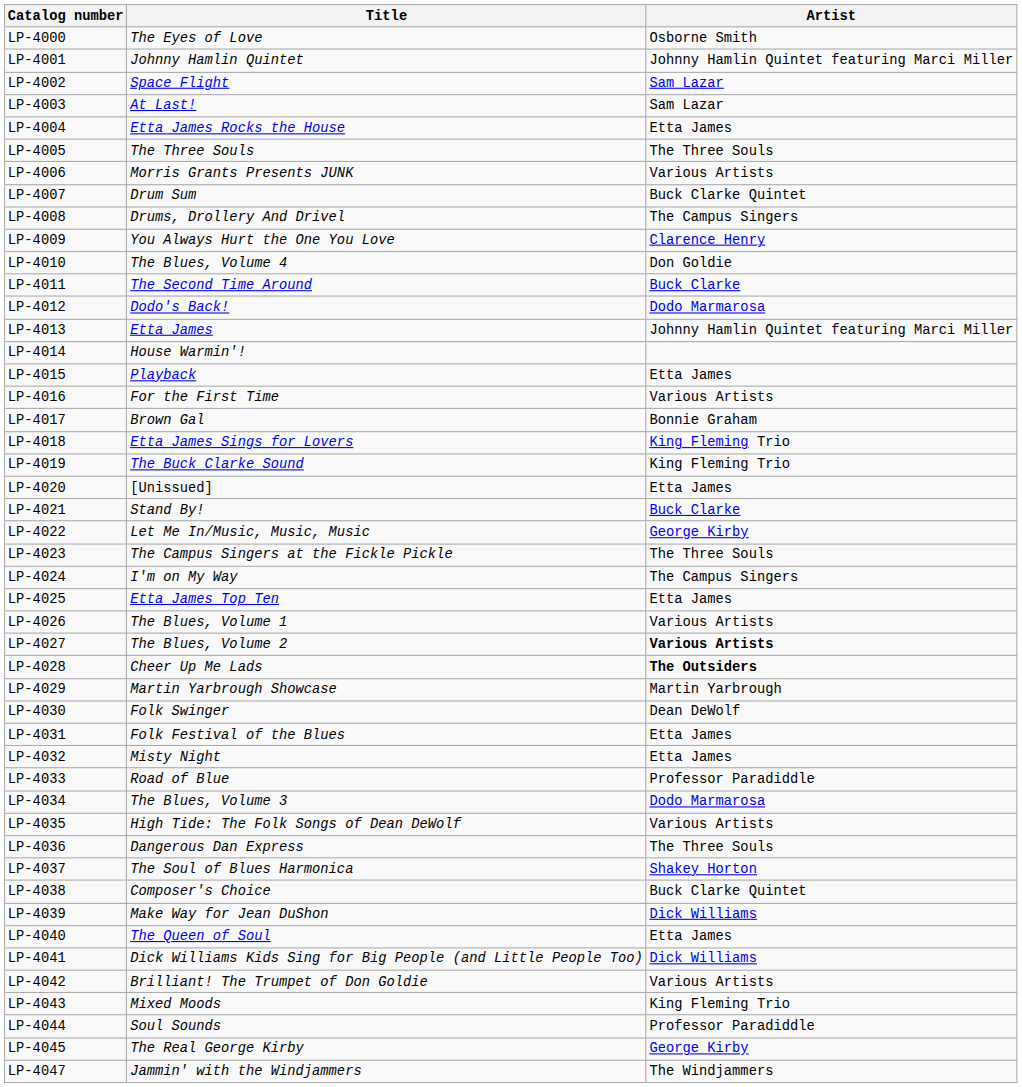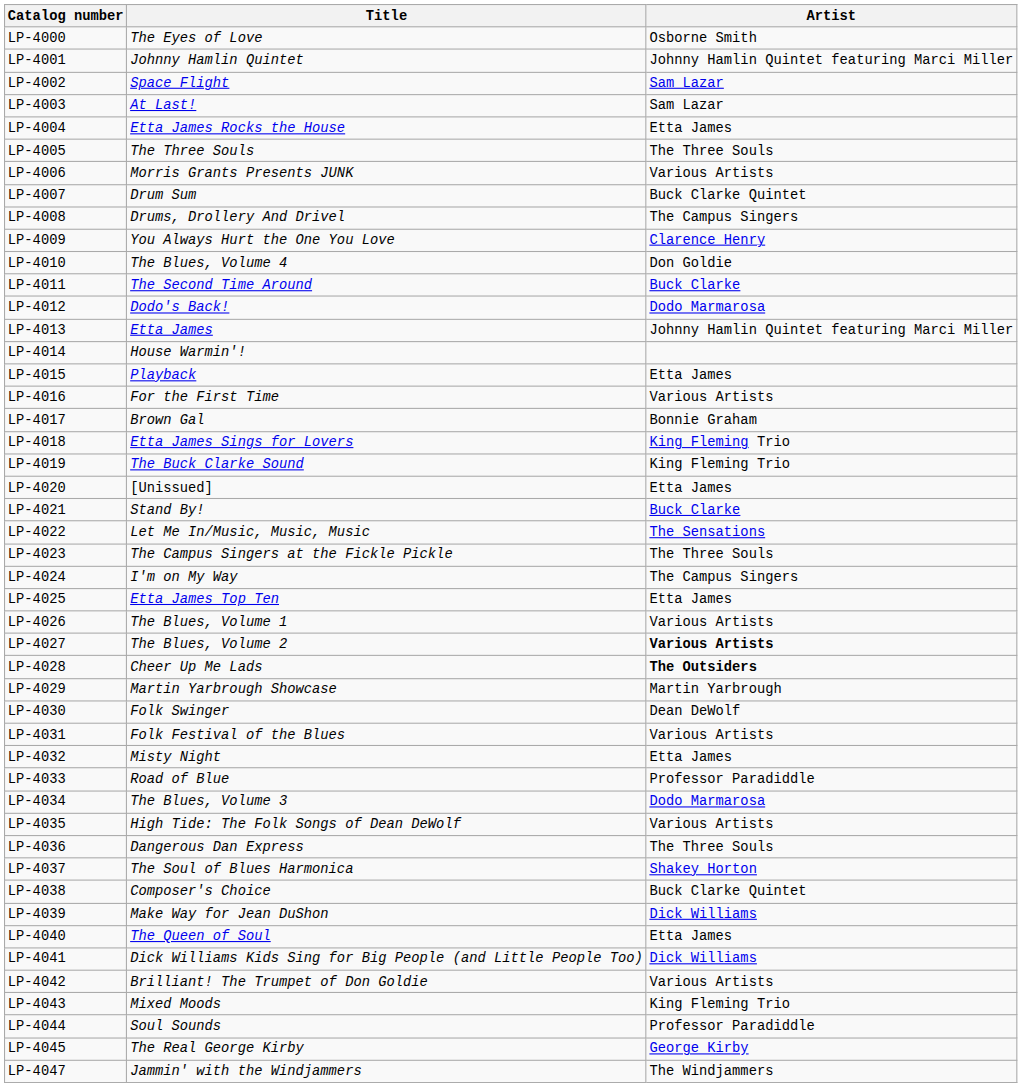(699, 532) George Kirby -> (707, 532) The Sensations
(691, 734) Etta James -> (711, 734) Various Artists
